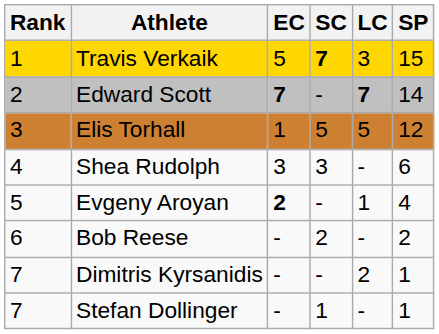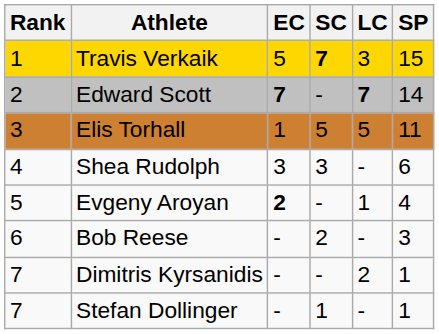(411, 130) 12 -> (410, 130) 11
(404, 238) 2 -> (404, 238) 3
